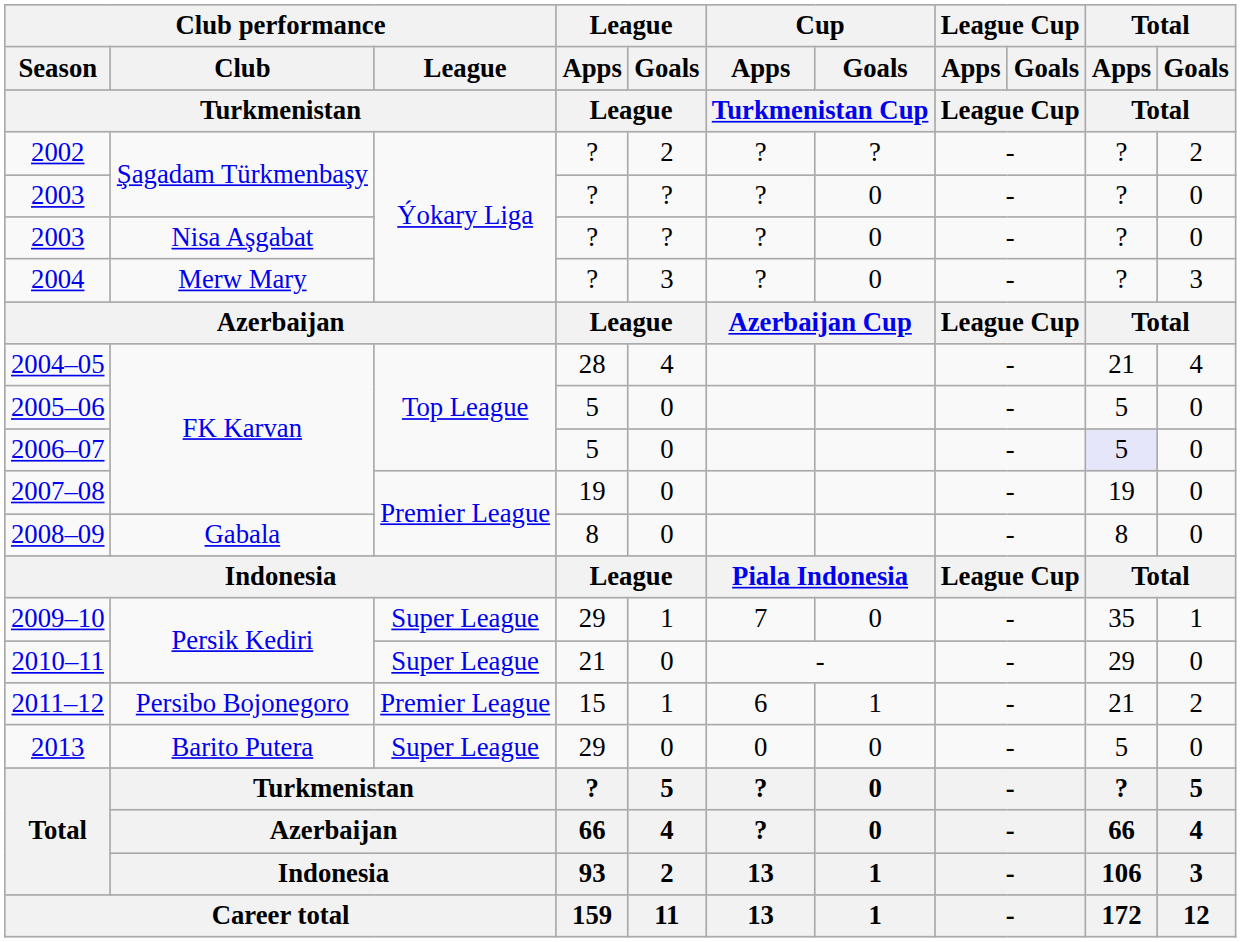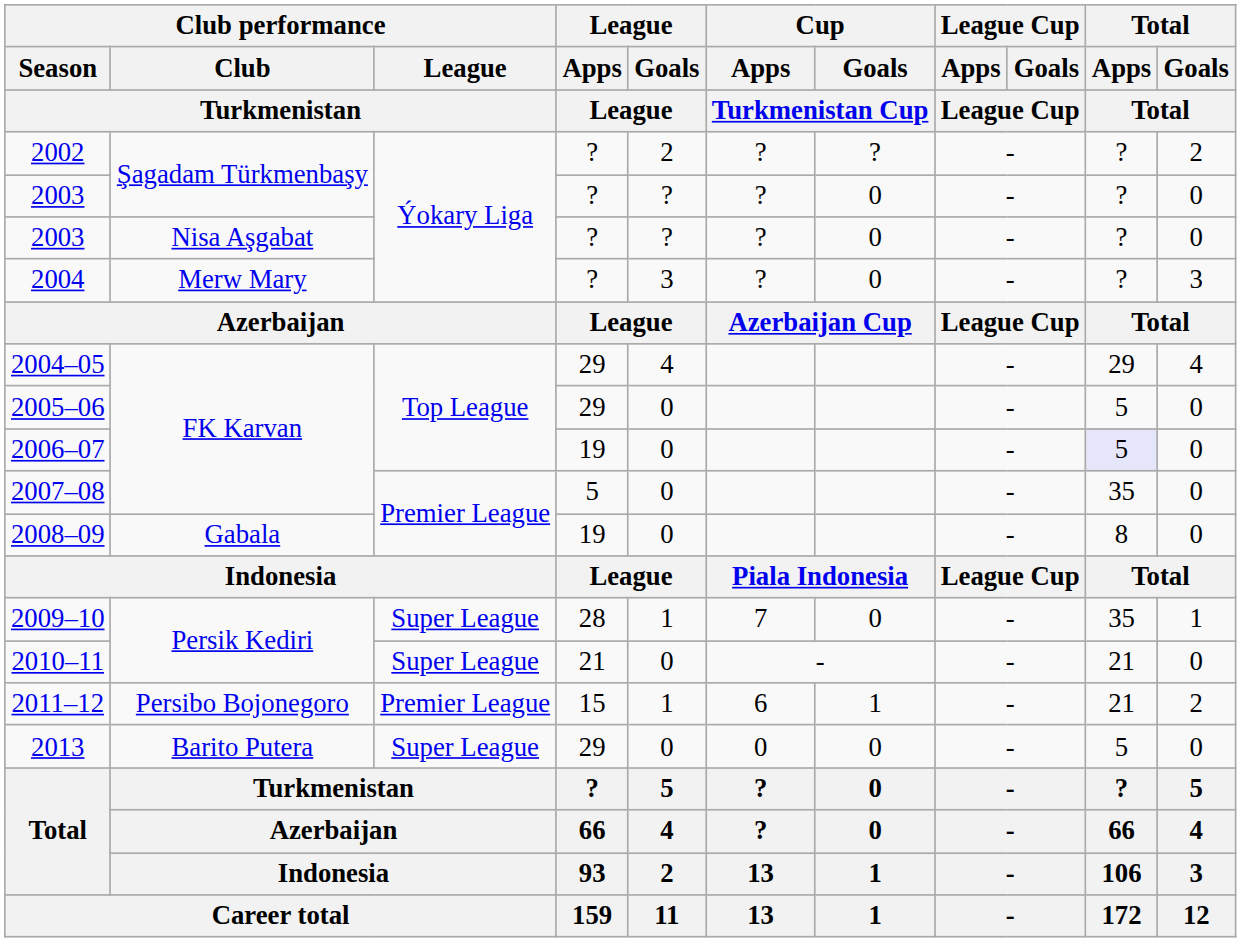(592, 364) 28 -> (592, 364) 29
(1122, 364) 21 -> (1122, 364) 29
(592, 407) 5 -> (592, 407) 29
(592, 449) 5 -> (592, 449) 19
(592, 491) 19 -> (592, 491) 5
(1122, 491) 19 -> (1122, 491) 35
(592, 534) 8 -> (592, 534) 19
(592, 618) 29 -> (592, 618) 28
(1122, 661) 29 -> (1122, 661) 21
